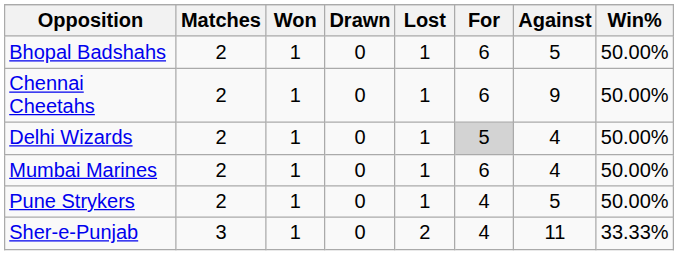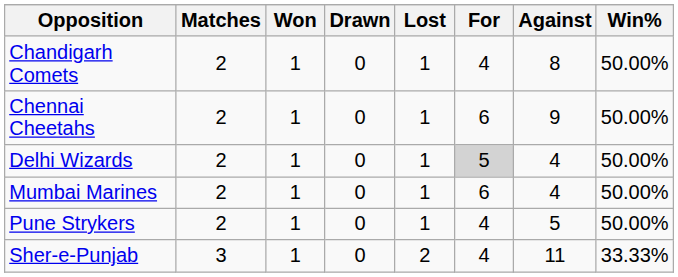- row: (88, 52)
+ row: (61, 63)
